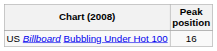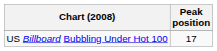(191, 38) 16 -> (191, 38) 17
